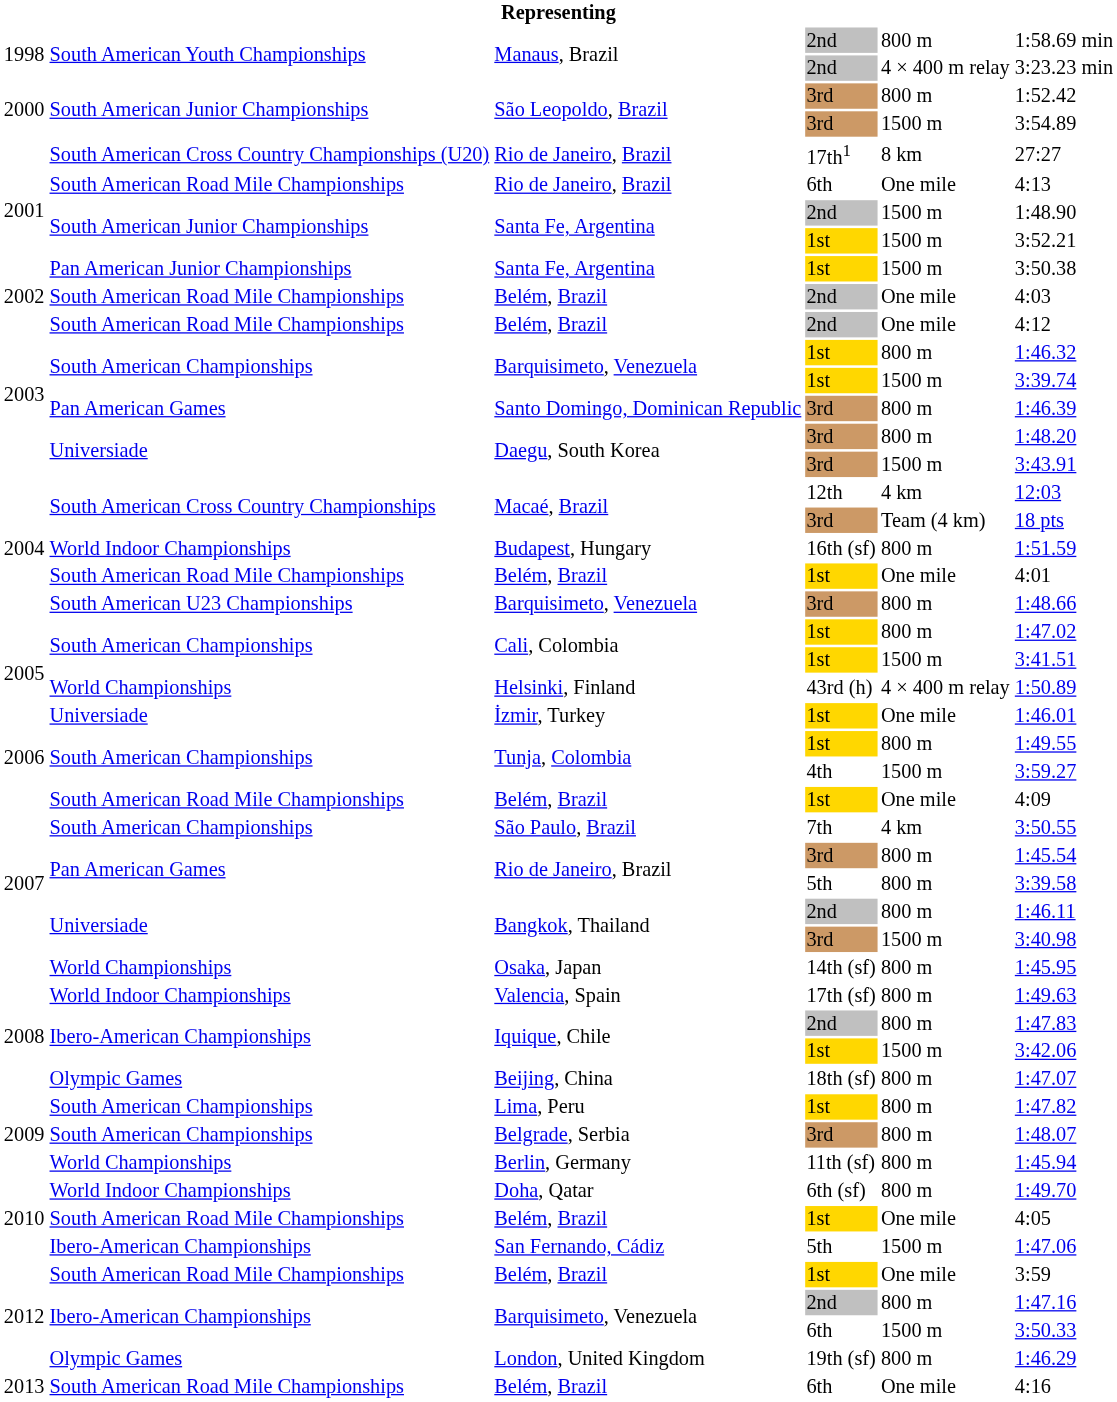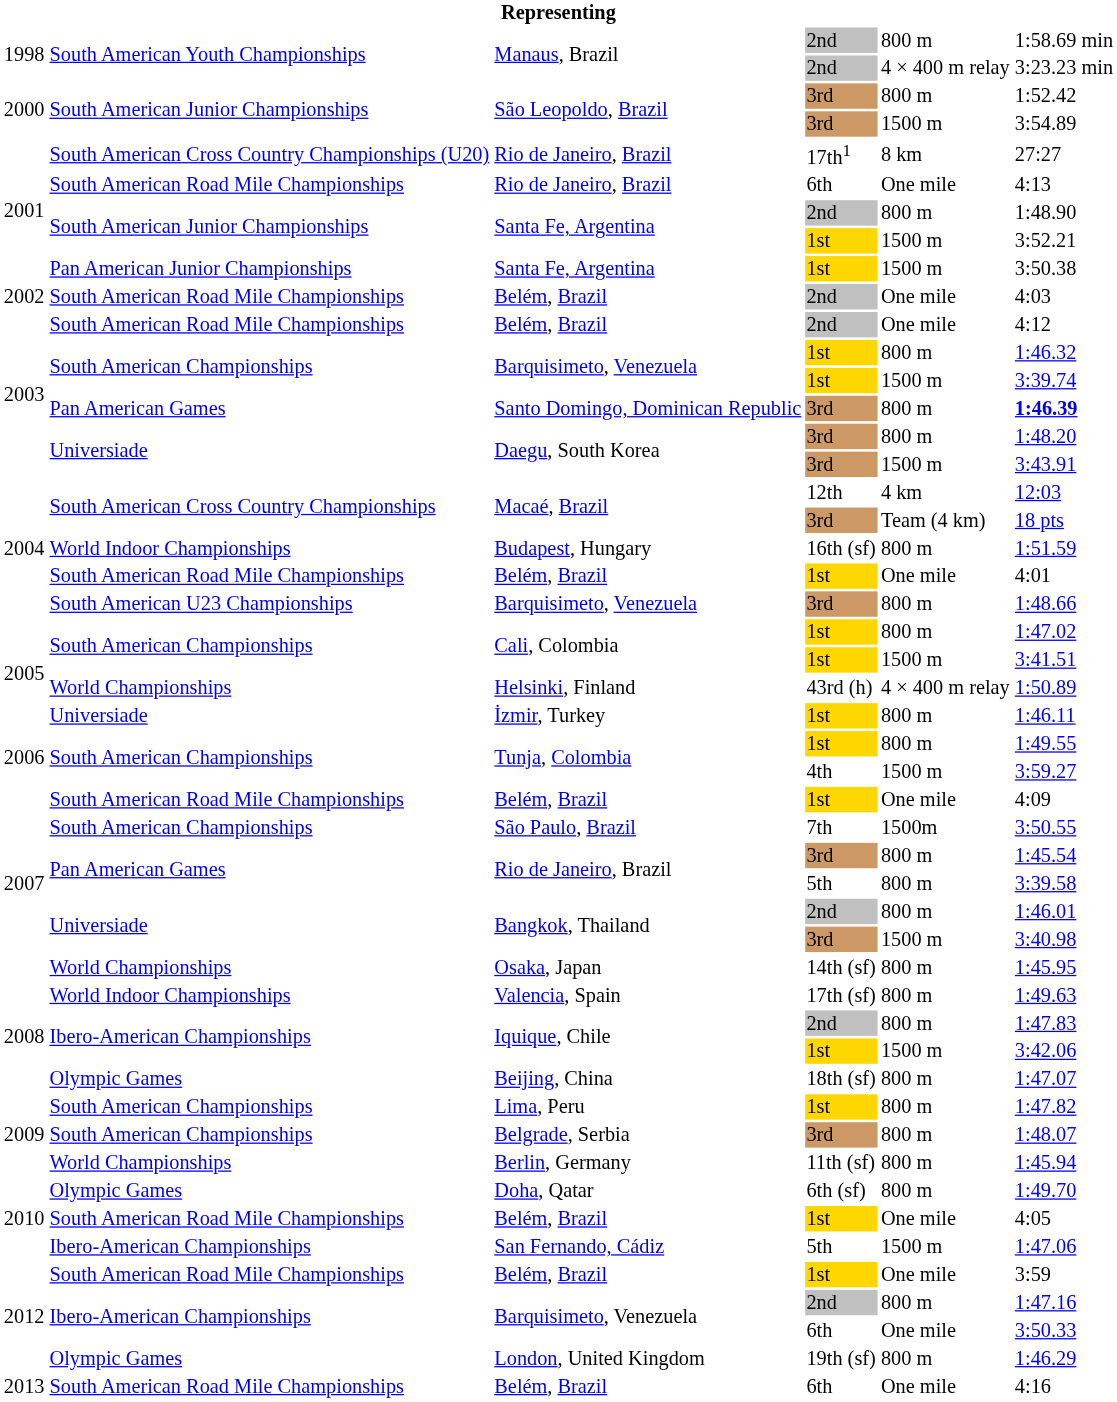(912, 213) 1500 m -> (907, 213) 800 m
(1046, 408) normal -> (1046, 408) bold
(918, 716) One mile -> (907, 716) 800 m
(1046, 716) 1:46.01 -> (1045, 716) 1:46.11
(902, 827) 4 km -> (909, 827) 1500m
(1045, 911) 1:46.11 -> (1046, 911) 1:46.01
(170, 1191) World Indoor Championships -> (116, 1191) Olympic Games
(912, 1330) 1500 m -> (918, 1330) One mile
